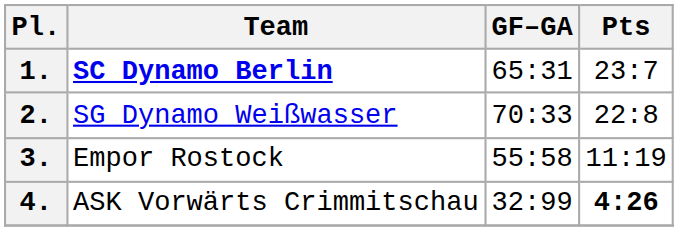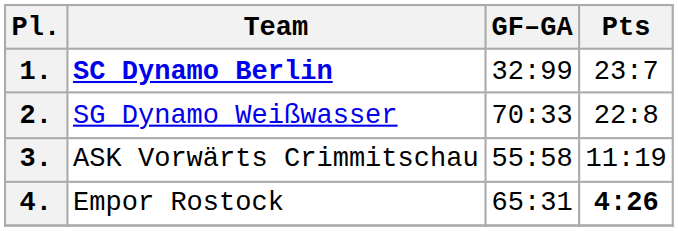(532, 71) 65:31 -> (532, 71) 32:99
(179, 159) Empor Rostock -> (276, 159) ASK Vorwärts Crimmitschau
(276, 203) ASK Vorwärts Crimmitschau -> (179, 203) Empor Rostock
(532, 203) 32:99 -> (532, 203) 65:31
